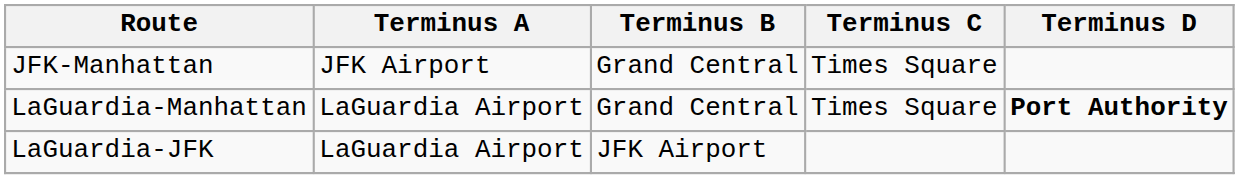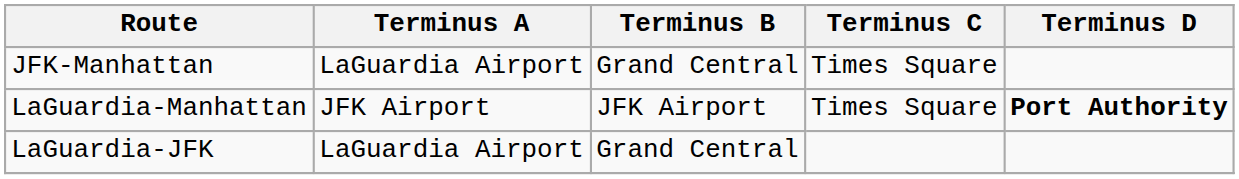(405, 68) JFK Airport -> (452, 68) LaGuardia Airport
(452, 110) LaGuardia Airport -> (405, 110) JFK Airport
(697, 110) Grand Central -> (682, 110) JFK Airport
(682, 152) JFK Airport -> (697, 152) Grand Central
